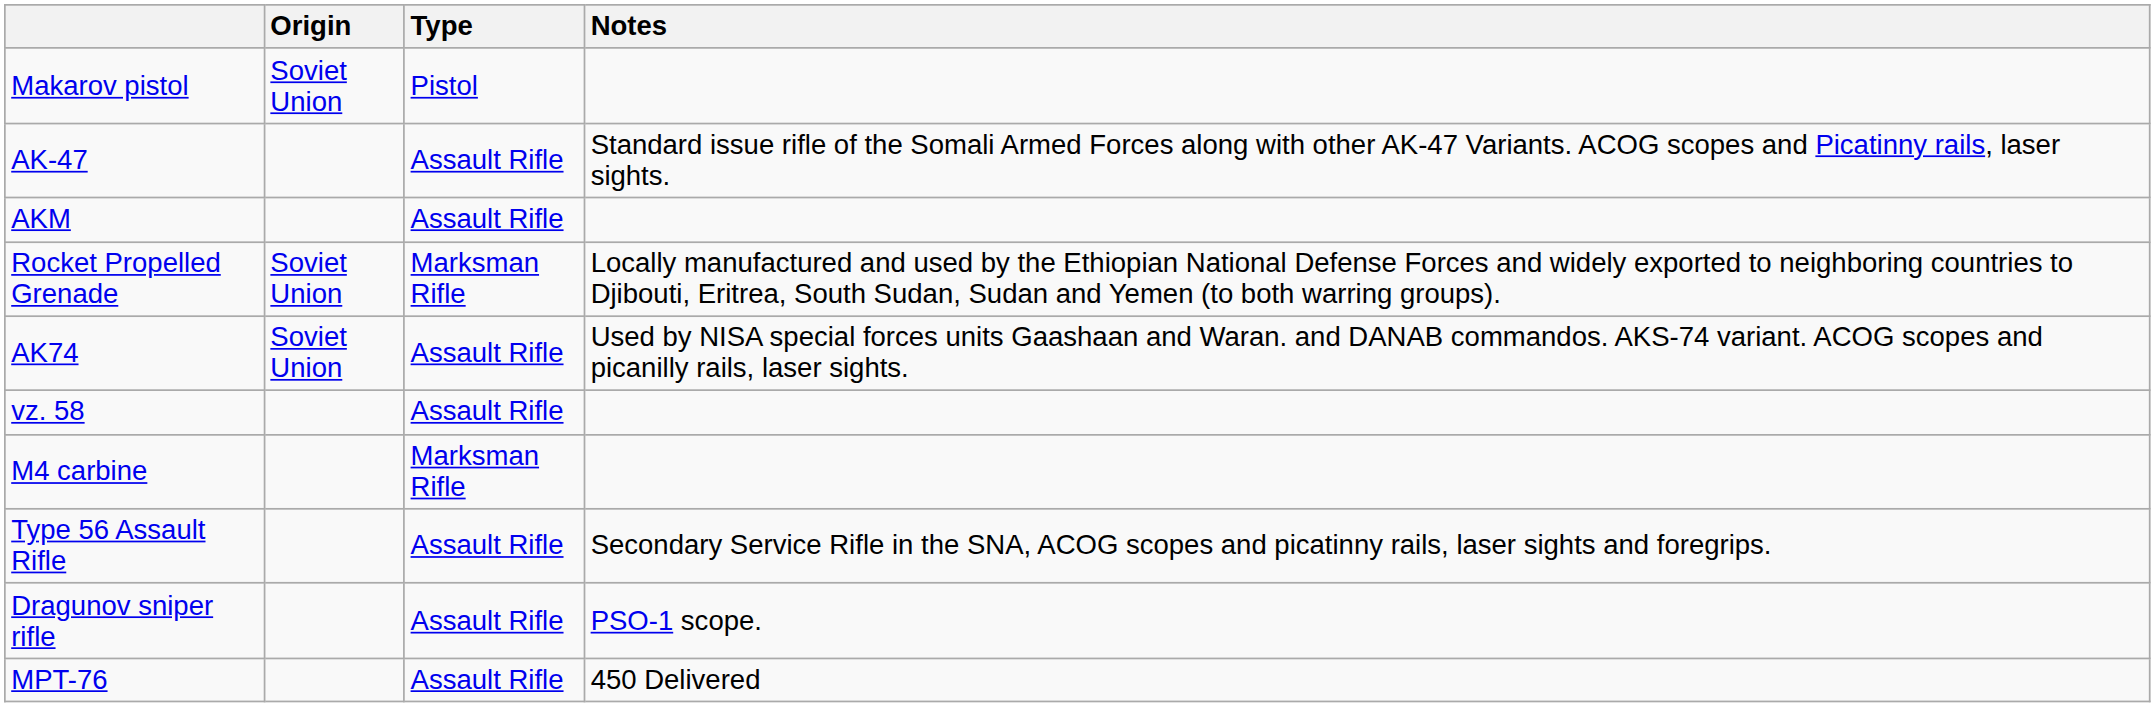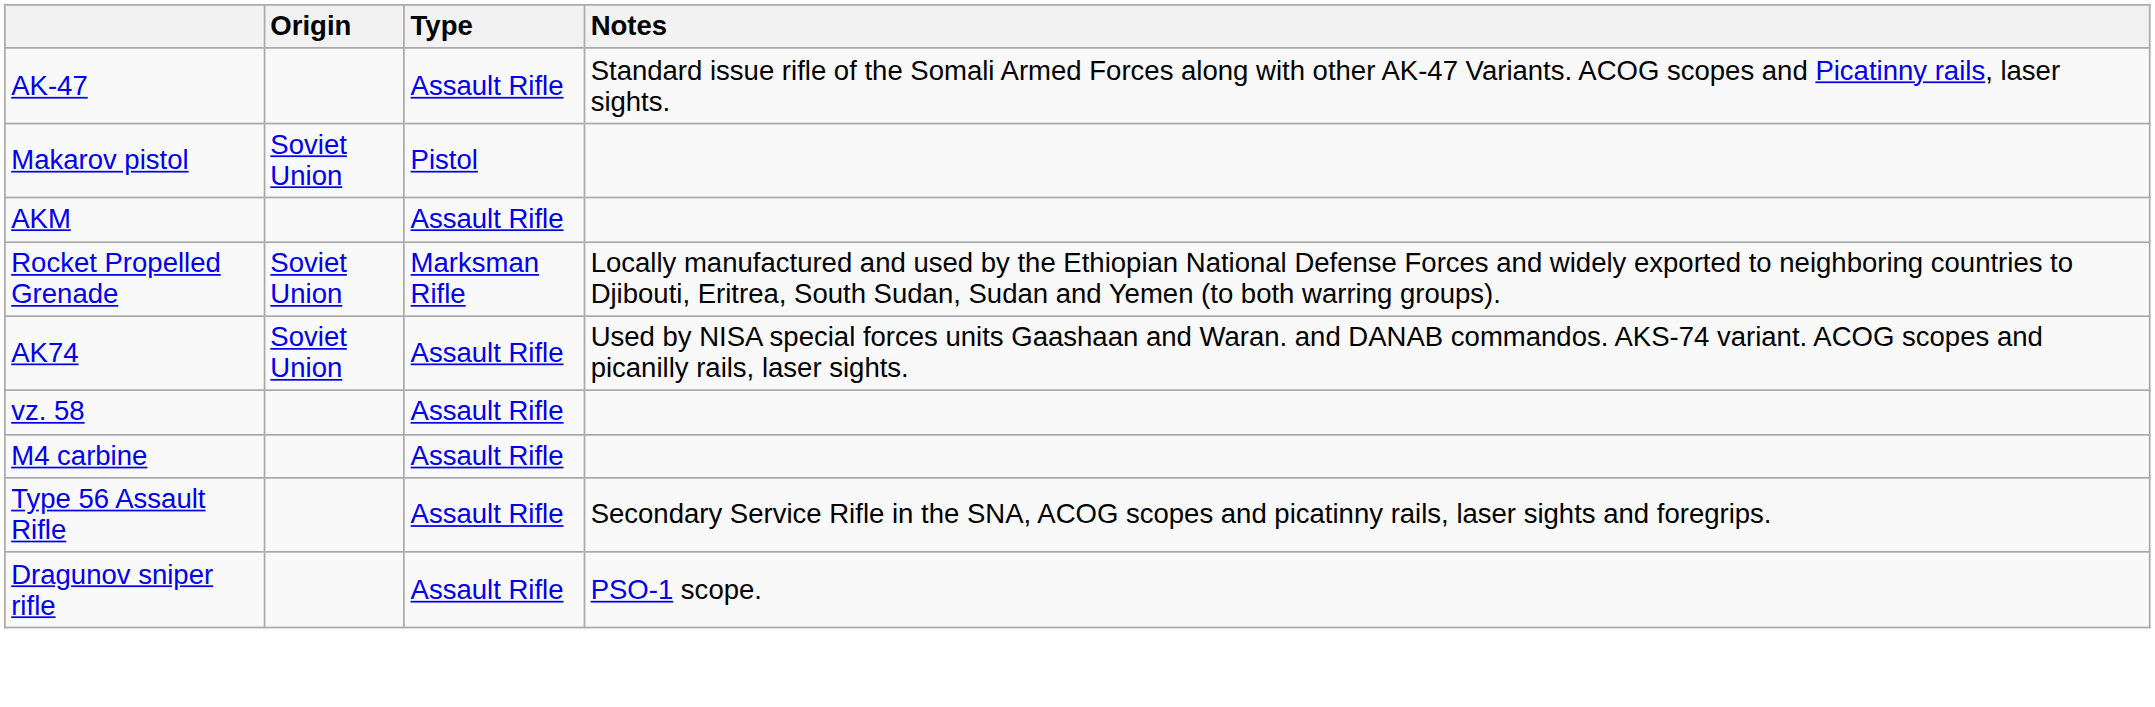rows swapped: (100, 85) <-> (49, 160)
(475, 471) Marksman Rifle -> (487, 455) Assault Rifle
- row: (59, 679)
